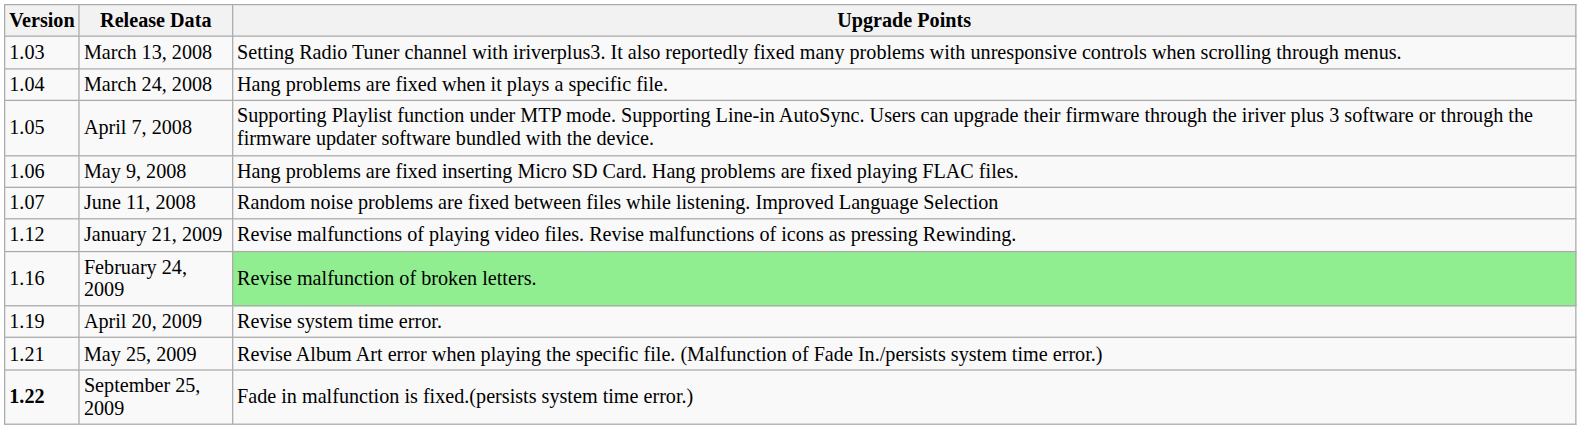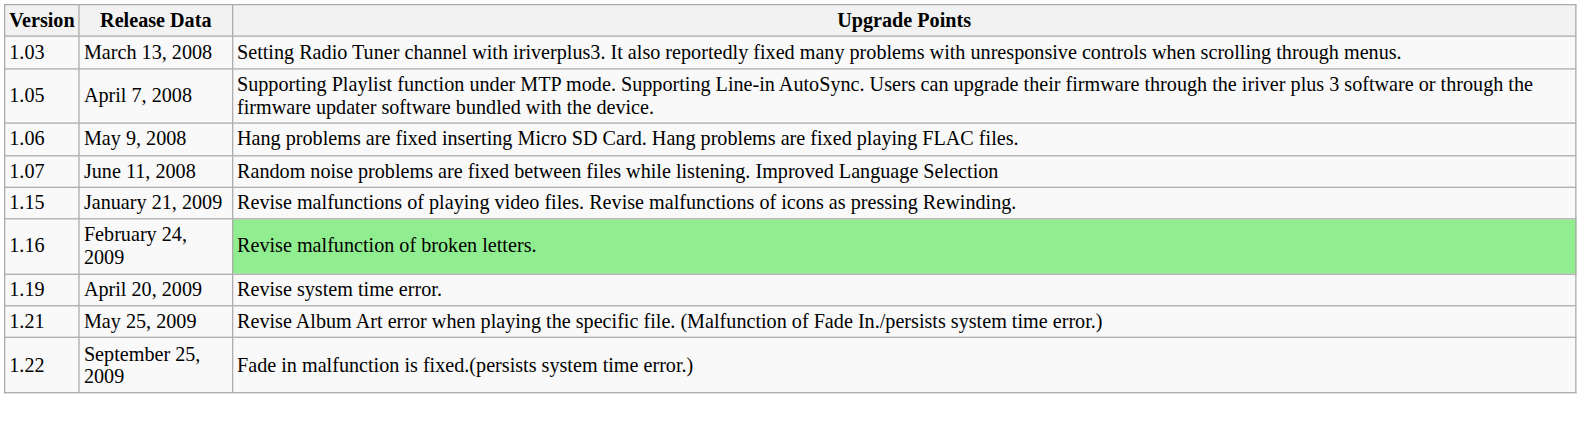- row: (148, 84)
(27, 235) 1.12 -> (27, 203) 1.15
(27, 396) bold -> (27, 364) normal
